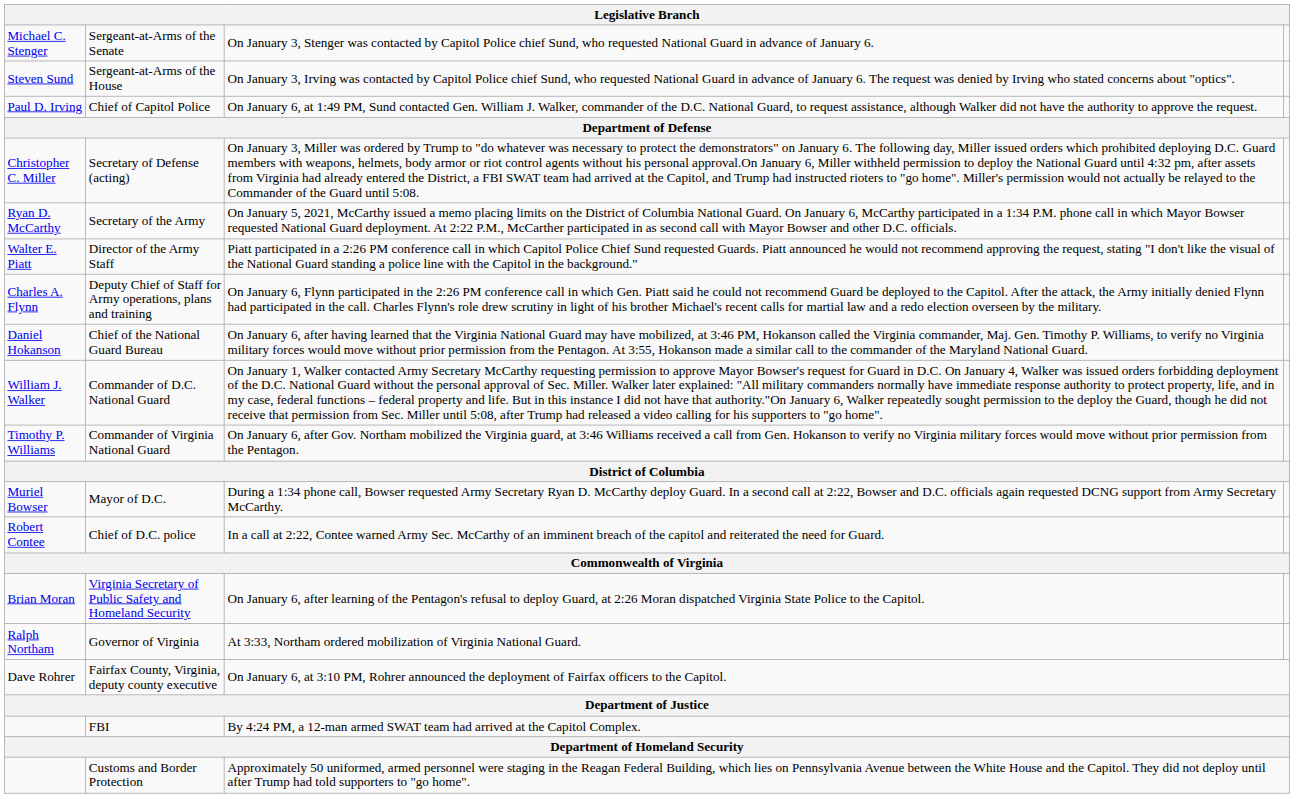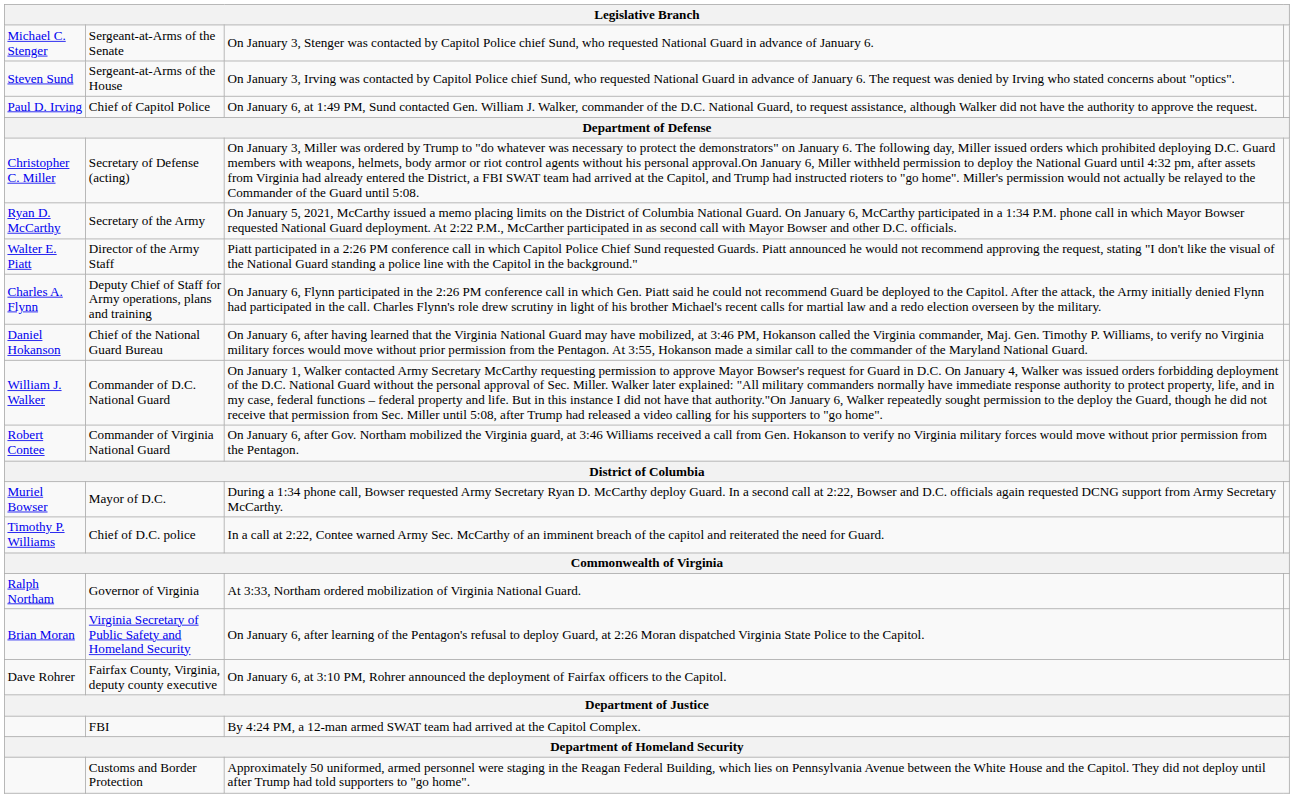(36, 443) Timothy P. Williams -> (26, 443) Robert Contee
(26, 534) Robert Contee -> (36, 534) Timothy P. Williams
rows swapped: (144, 641) <-> (144, 598)
